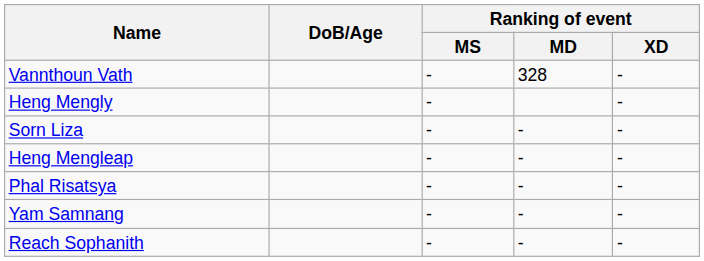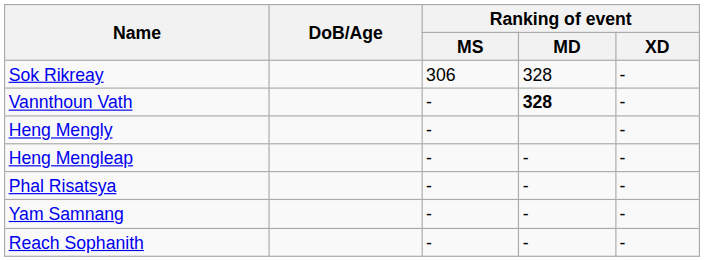+ row: (56, 75)
(532, 75) normal -> (537, 102) bold
- row: (46, 130)
